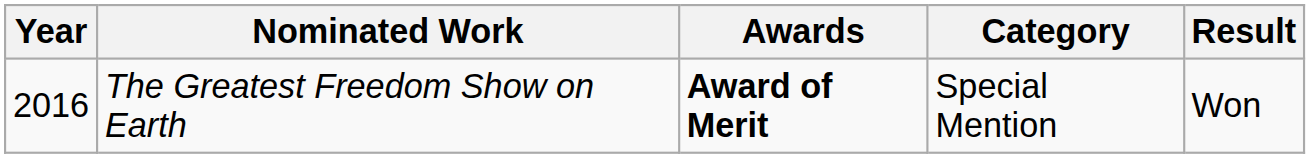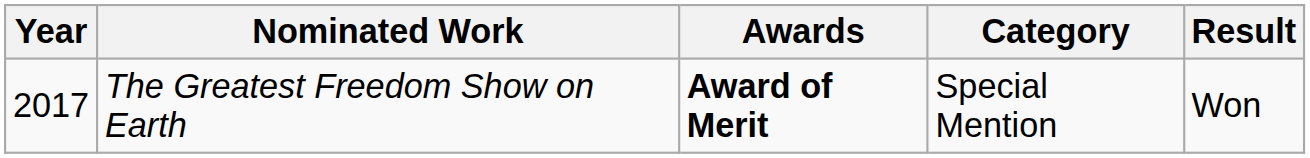(51, 105) 2016 -> (51, 105) 2017
